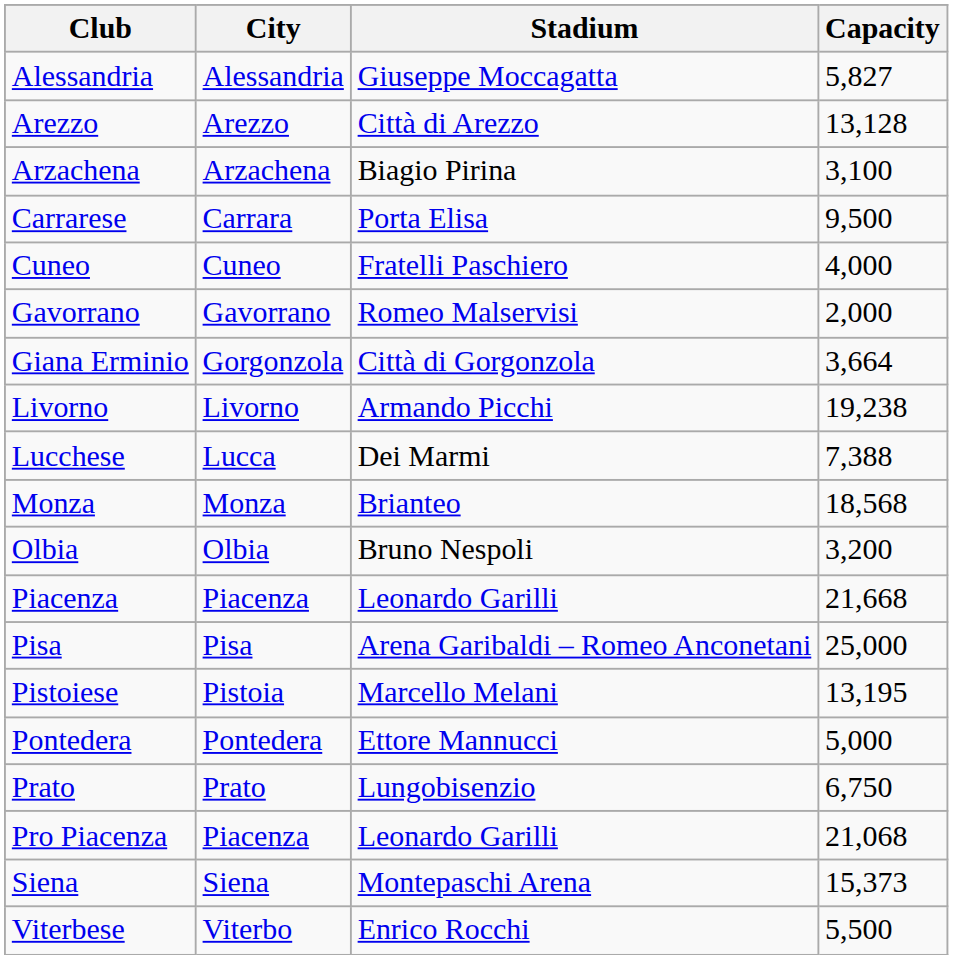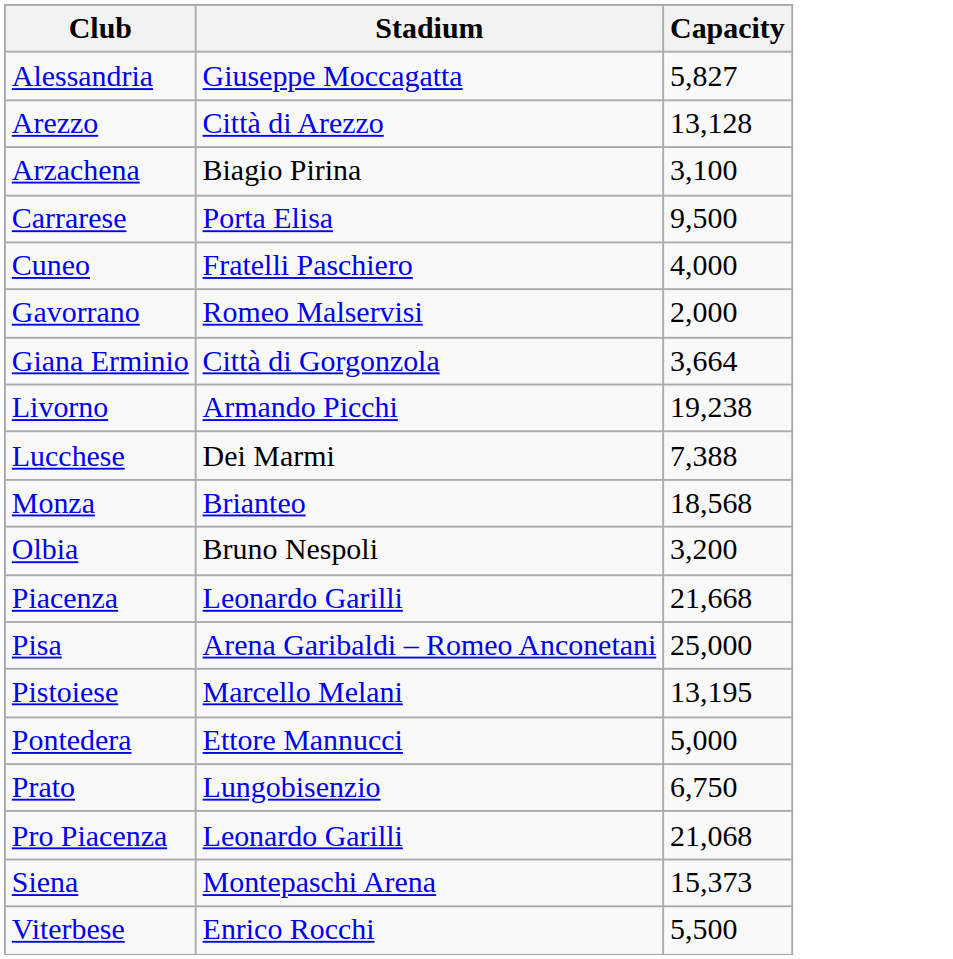- column: (273, 28)
